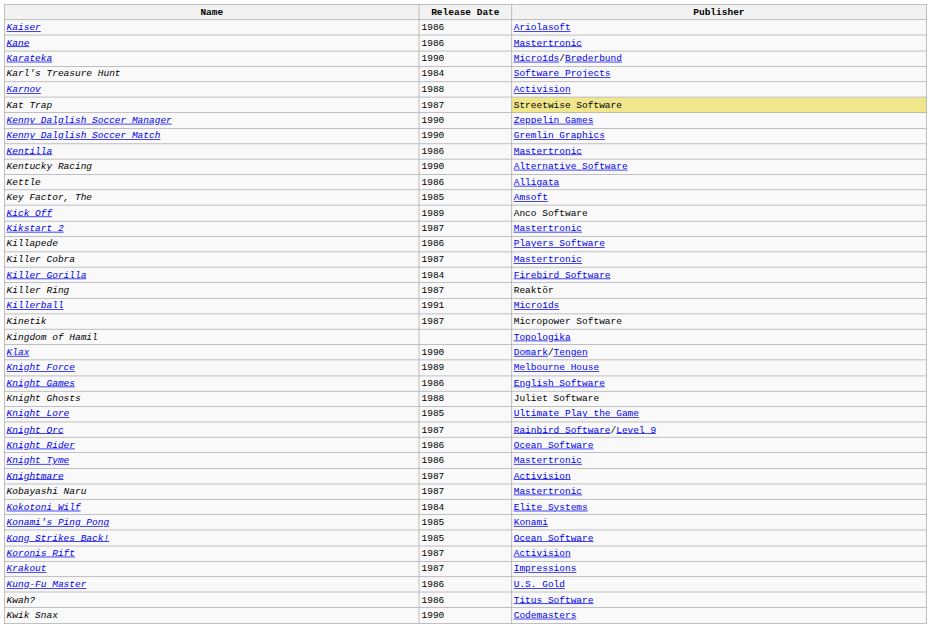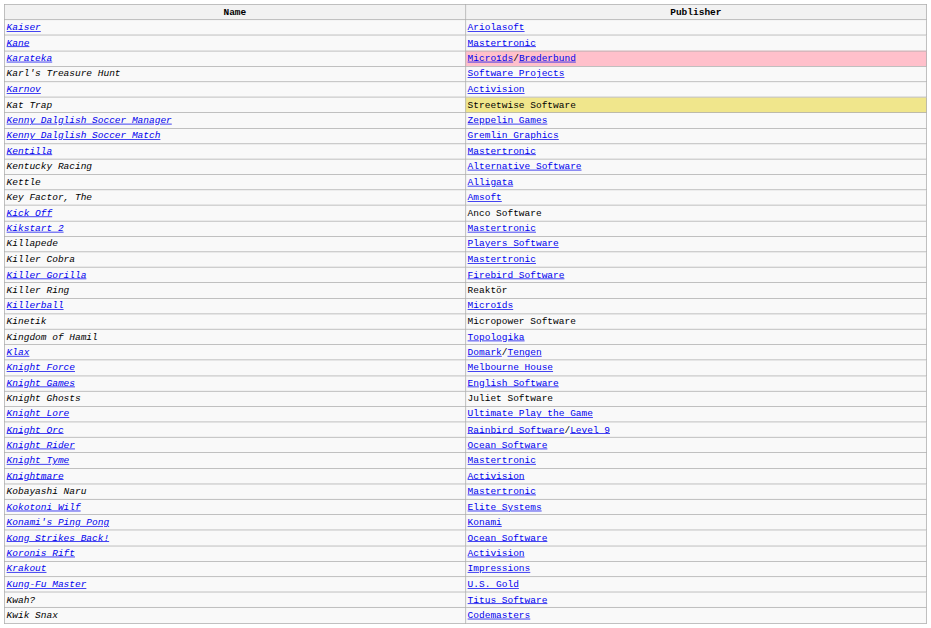- column: (465, 12)
(568, 58) no background -> (522, 58) pink background
